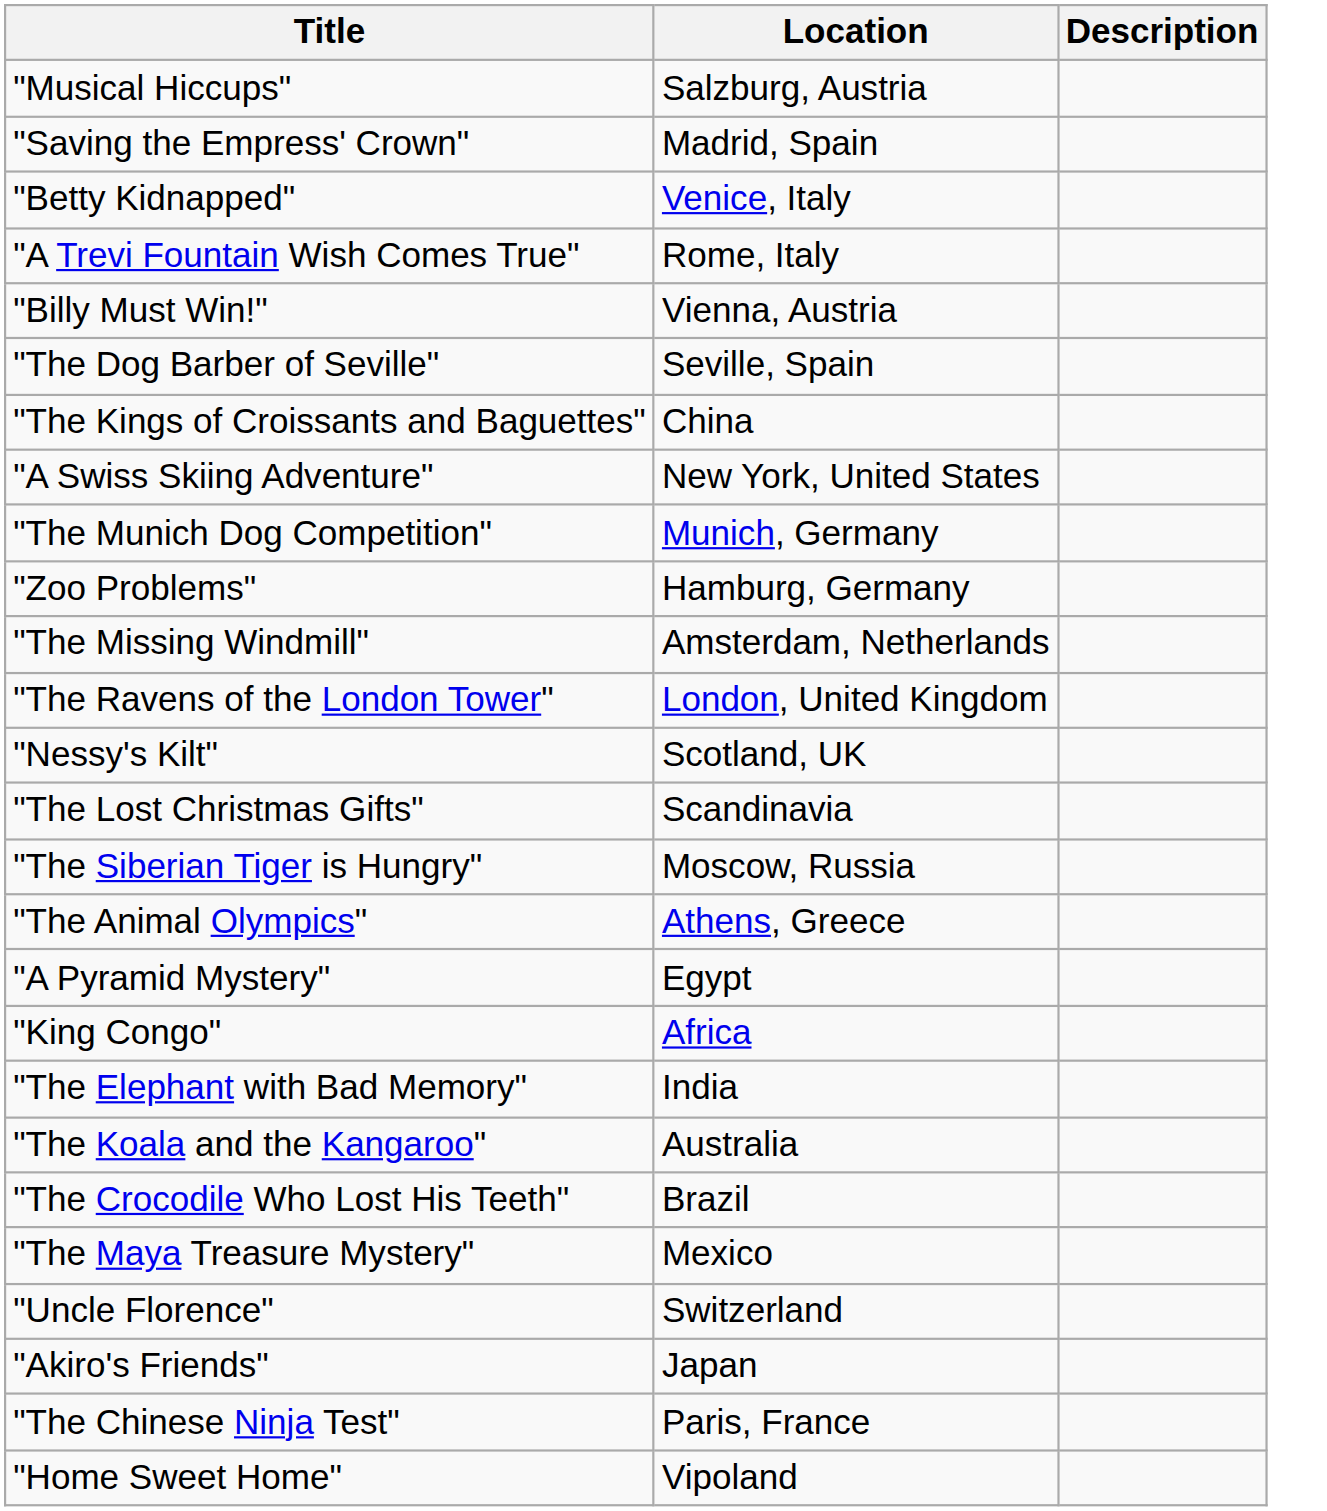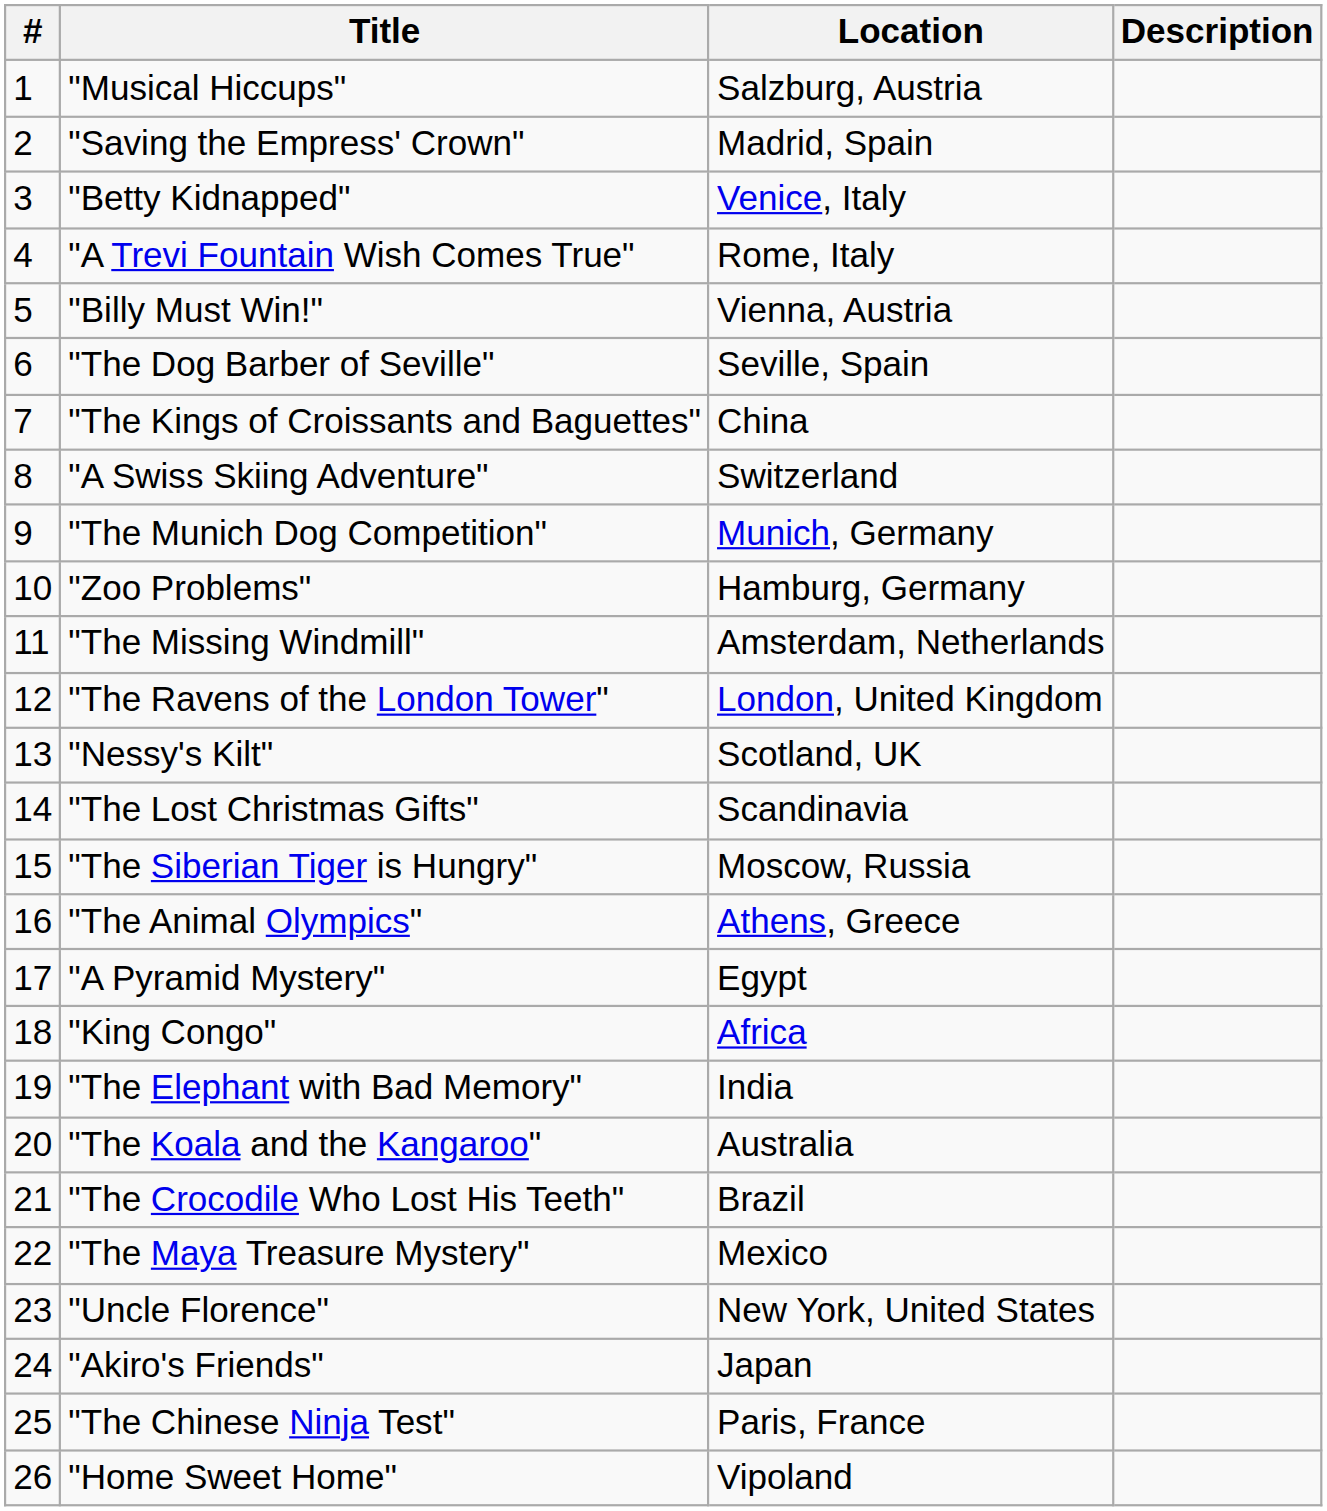+ column: (33, 32)
(851, 476) New York, United States -> (808, 476) Switzerland
(752, 1310) Switzerland -> (906, 1310) New York, United States
